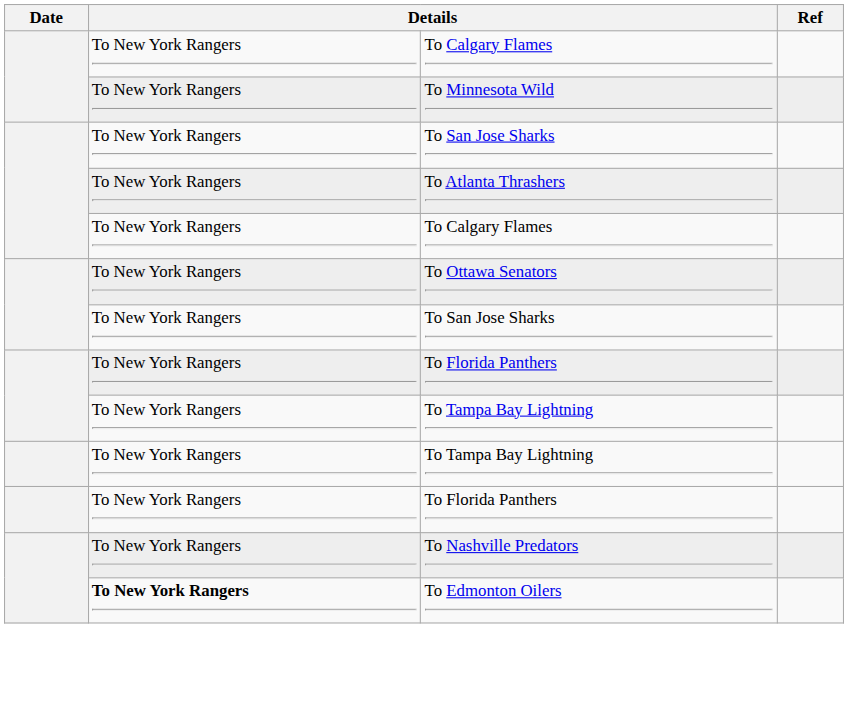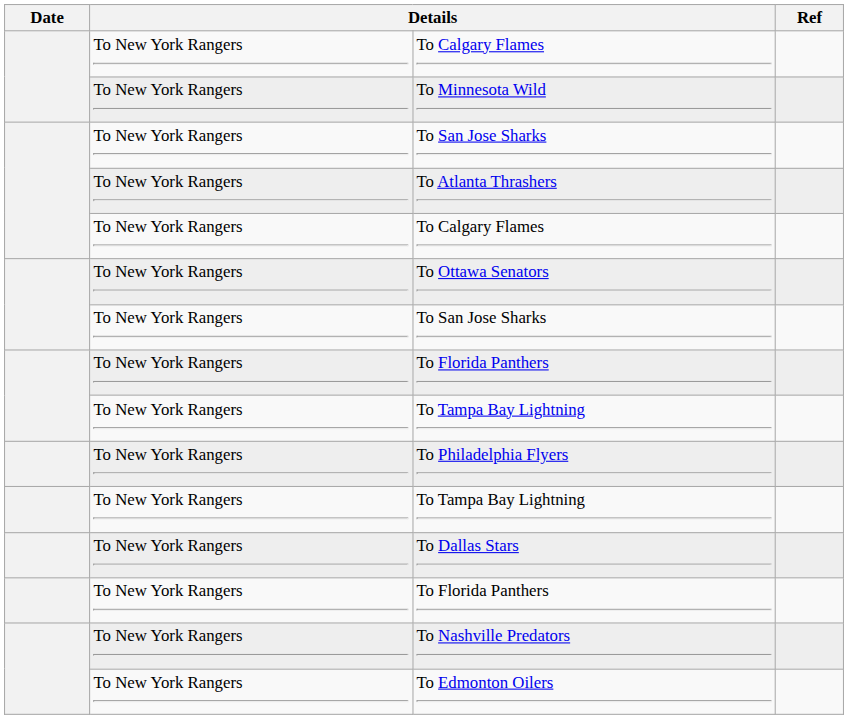+ row: (47, 464)
+ row: (47, 555)
(254, 596) bold -> (251, 687) normal
